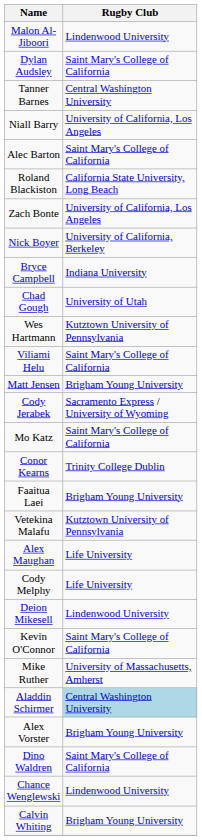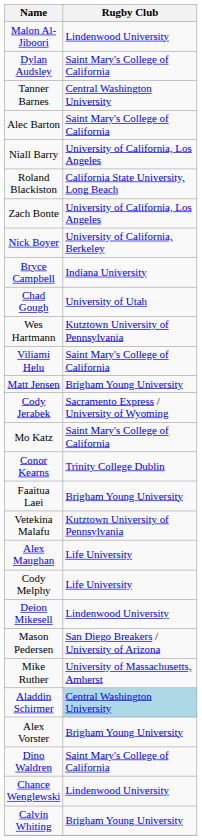rows swapped: (34, 124) <-> (34, 154)
- row: (34, 643)
+ row: (34, 643)
